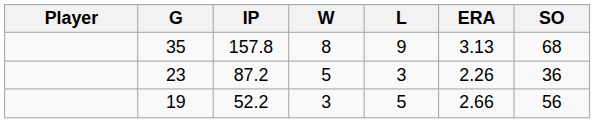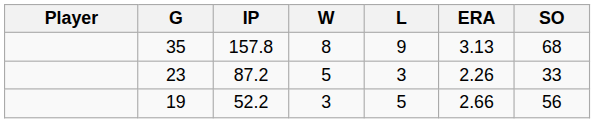(552, 74) 36 -> (552, 74) 33
